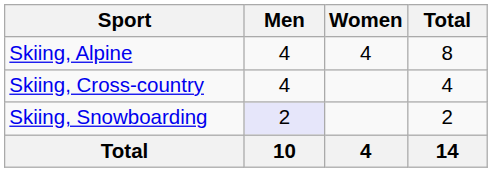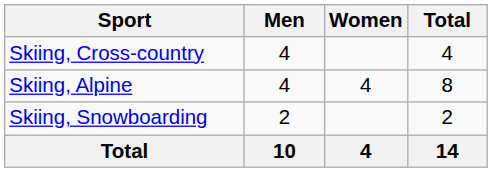rows swapped: (71, 53) <-> (107, 85)
(284, 118) lavender background -> (284, 118) no background
